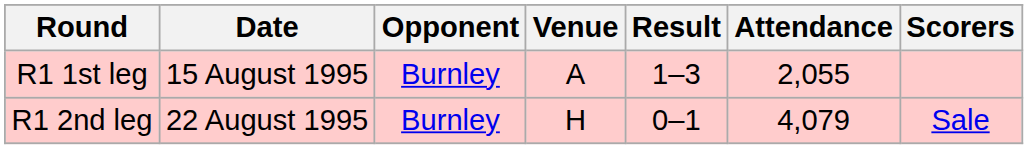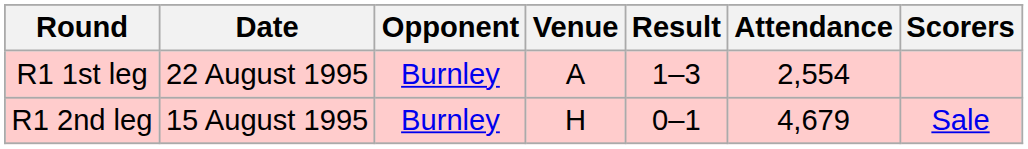(267, 73) 15 August 1995 -> (267, 73) 22 August 1995
(814, 73) 2,055 -> (814, 73) 2,554
(267, 119) 22 August 1995 -> (267, 119) 15 August 1995
(814, 119) 4,079 -> (814, 119) 4,679
